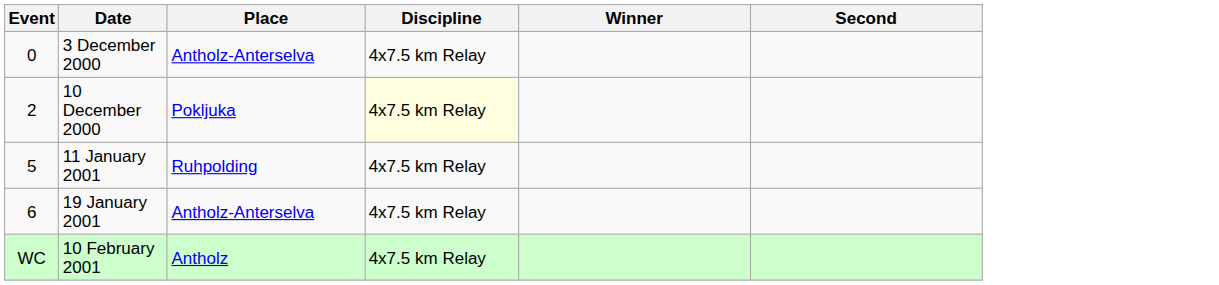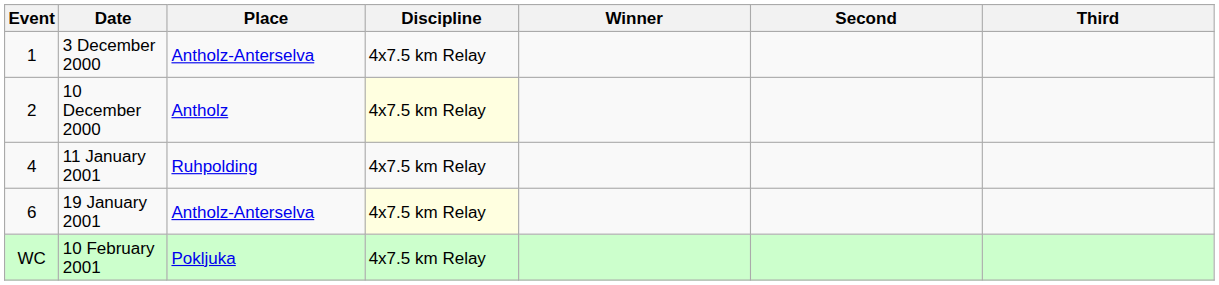+ column: (1098, 18)
(32, 55) 0 -> (32, 55) 1
(204, 110) Pokljuka -> (200, 110) Antholz
(32, 166) 5 -> (32, 166) 4
(427, 212) no background -> (427, 212) lightyellow background
(200, 258) Antholz -> (204, 258) Pokljuka
